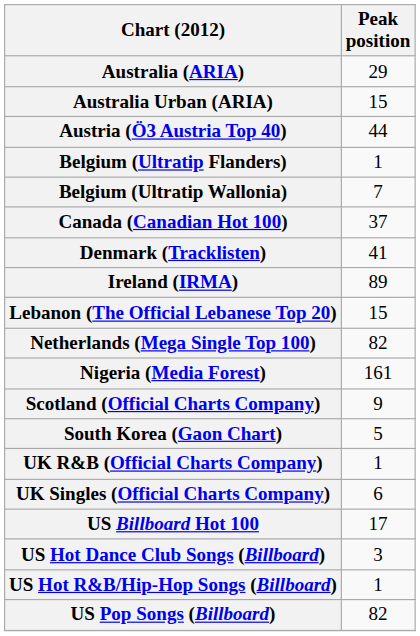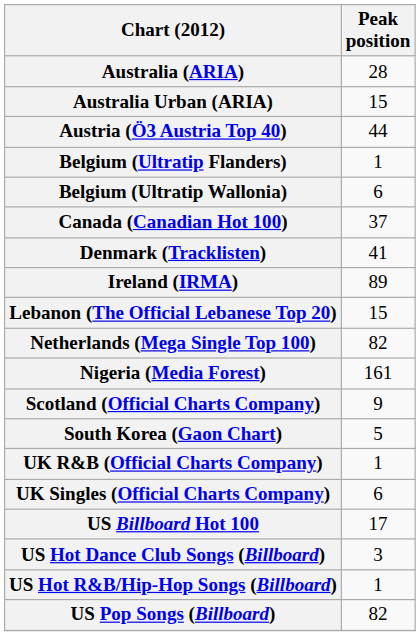(378, 71) 29 -> (378, 71) 28
(378, 191) 7 -> (378, 191) 6
